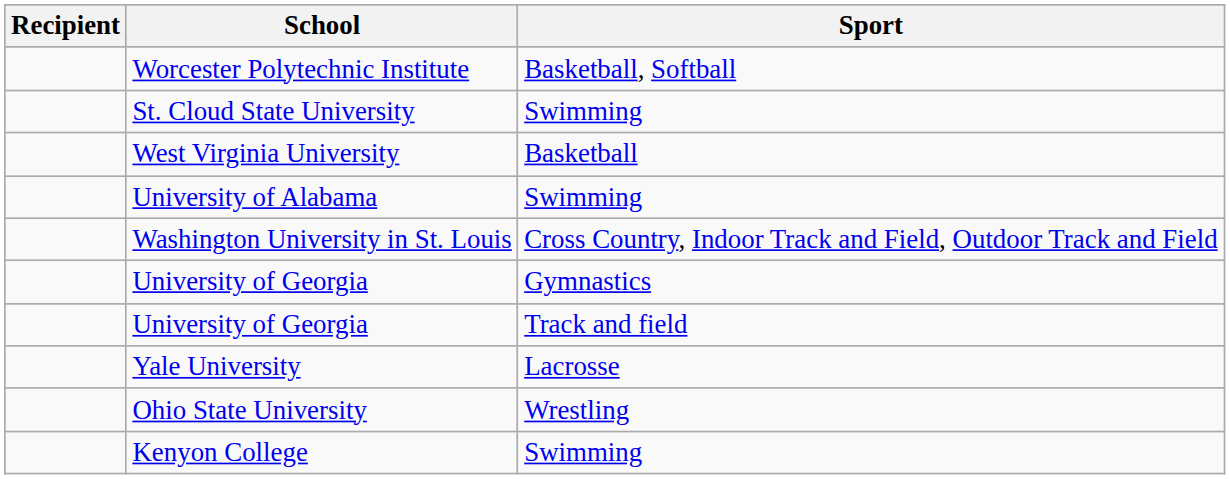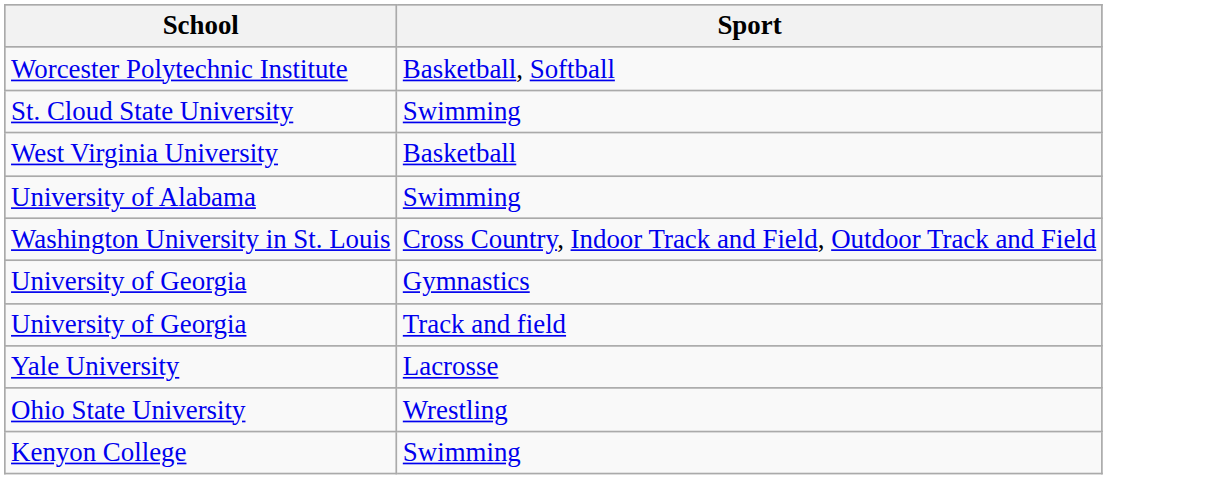- column: (66, 25)
